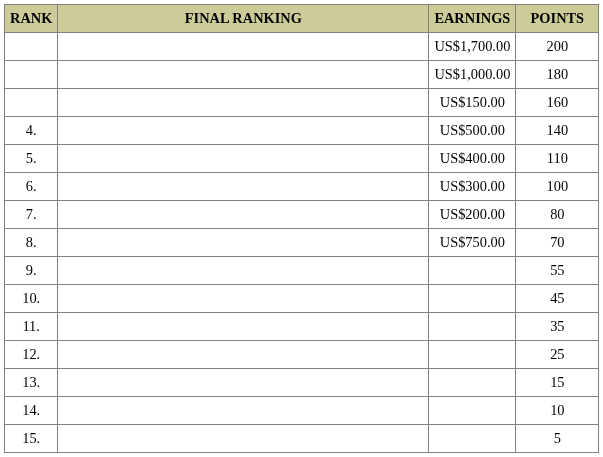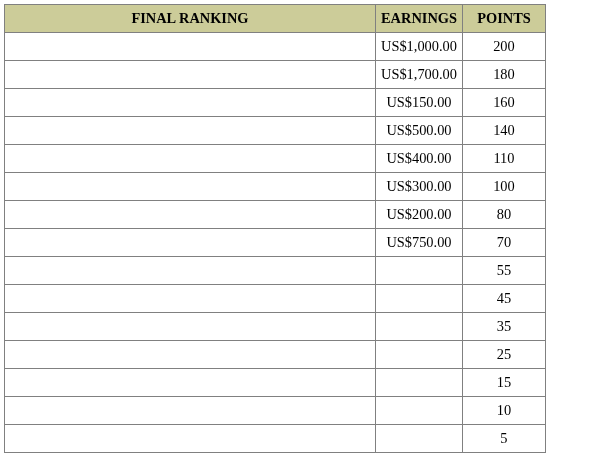- column: (31, 18)
(472, 46) US$1,700.00 -> (419, 46) US$1,000.00
(472, 74) US$1,000.00 -> (419, 74) US$1,700.00
